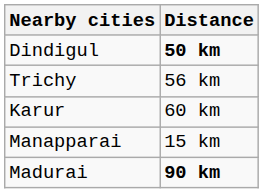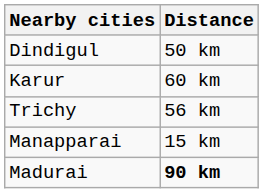(192, 50) bold -> (192, 50) normal
rows swapped: (37, 112) <-> (43, 81)
